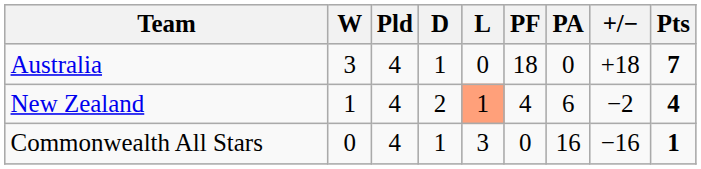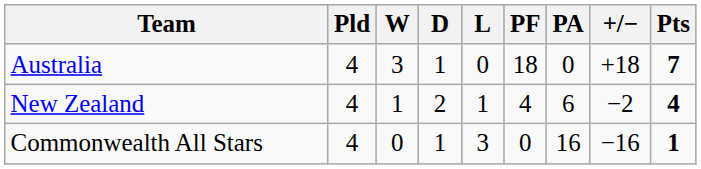columns swapped: (395, 24) <-> (350, 24)
(483, 103) lightsalmon background -> (483, 103) no background
